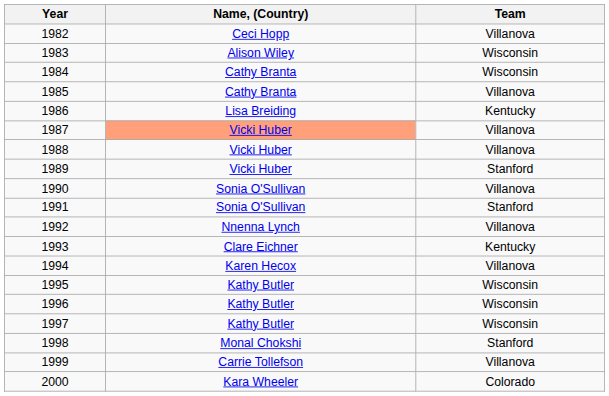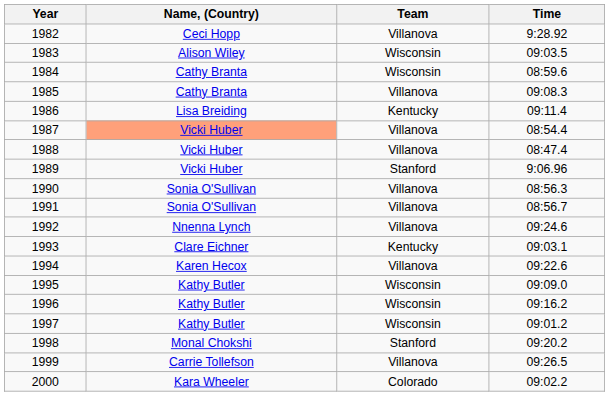+ column: (547, 14)
(510, 208) Stanford -> (413, 208) Villanova
